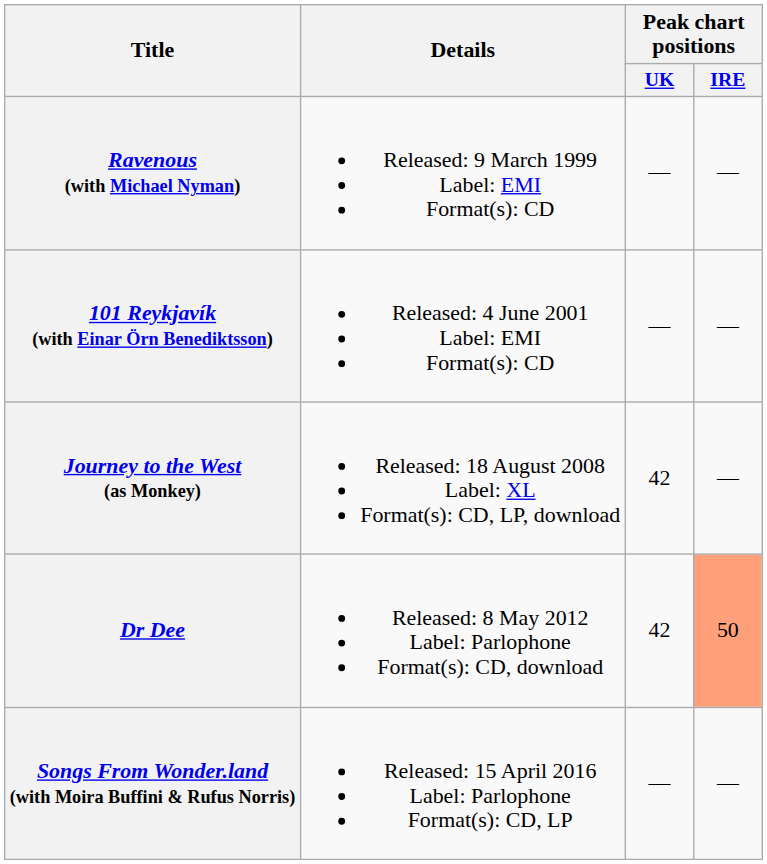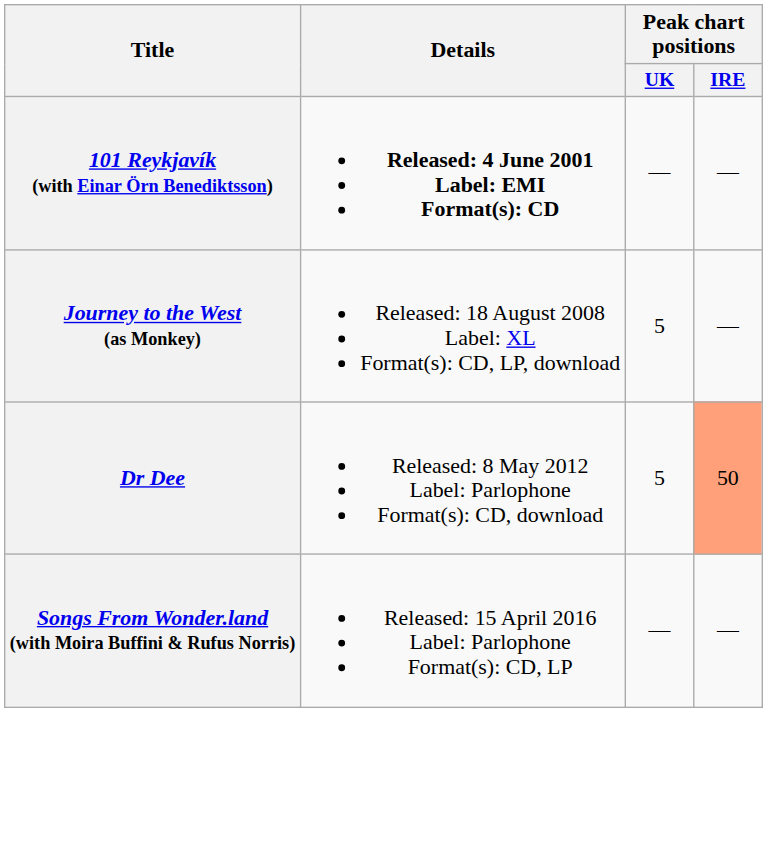- row: (153, 172)
(463, 338) normal -> (463, 185) bold
(659, 477) 42 -> (659, 325) 5
(659, 630) 42 -> (659, 477) 5
